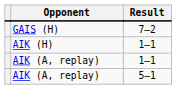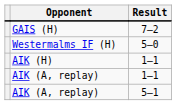+ row: (64, 45)
